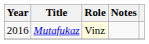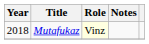(18, 30) 2016 -> (18, 30) 2018
